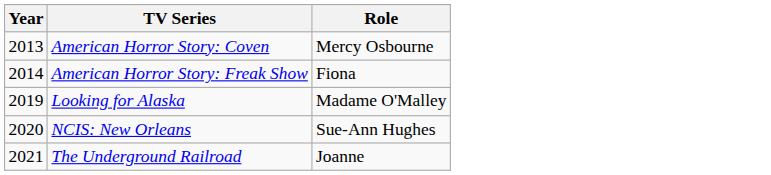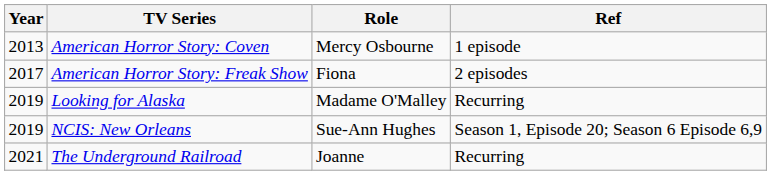+ column: (608, 18)
(26, 73) 2014 -> (26, 73) 2017
(26, 128) 2020 -> (26, 128) 2019
